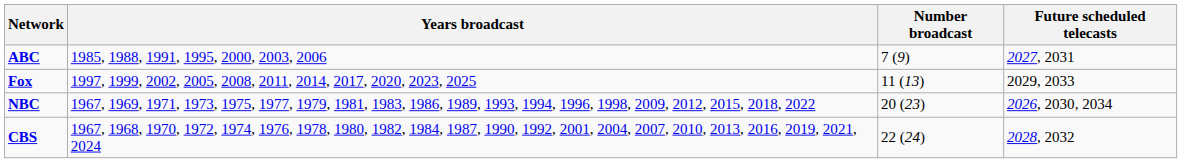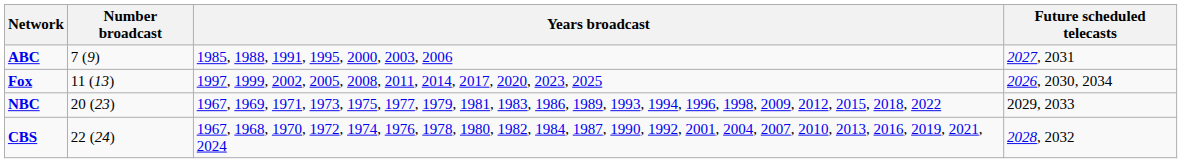columns swapped: (941, 24) <-> (472, 24)
(1041, 81) 2029, 2033 -> (1060, 81) 2026, 2030, 2034
(1060, 104) 2026, 2030, 2034 -> (1041, 104) 2029, 2033
